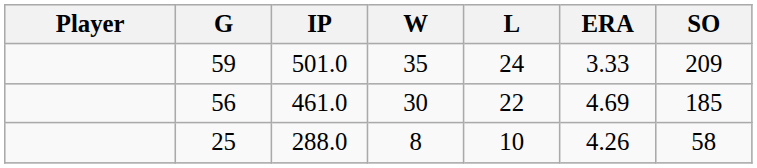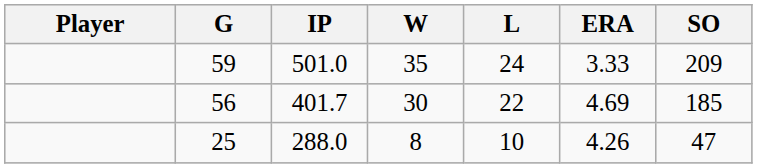(320, 102) 461.0 -> (320, 102) 401.7
(704, 142) 58 -> (704, 142) 47
